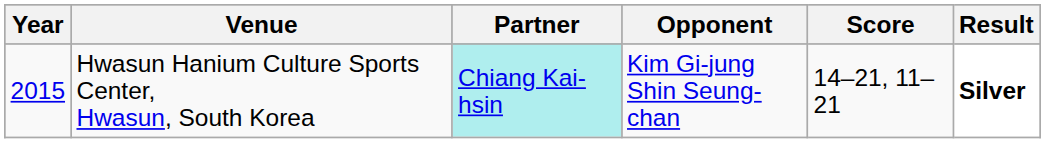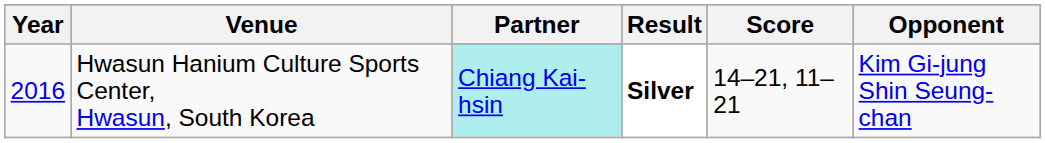columns swapped: (715, 25) <-> (996, 25)
(38, 90) 2015 -> (38, 90) 2016
